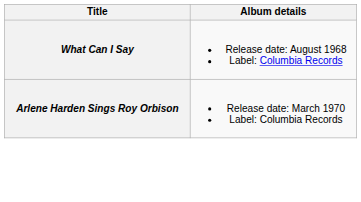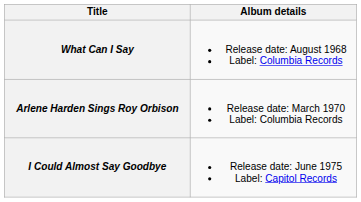+ row: (97, 167)
